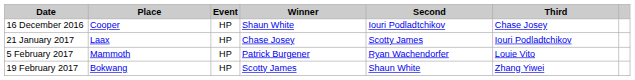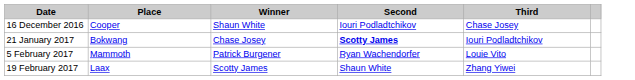- column: (225, 11)
(100, 40) Laax -> (109, 40) Bokwang
(396, 40) normal -> (369, 40) bold
(109, 68) Bokwang -> (100, 68) Laax
